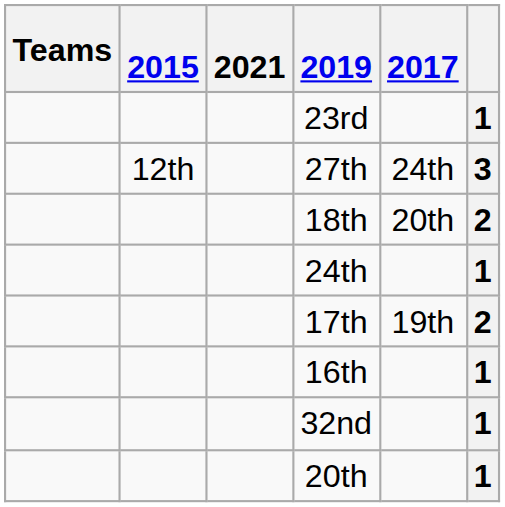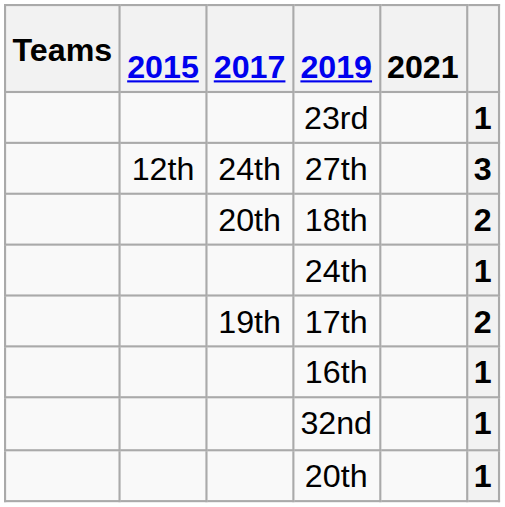columns swapped: (423, 67) <-> (250, 67)
